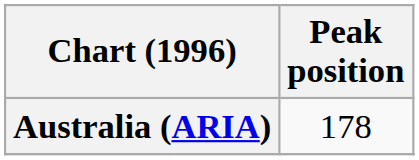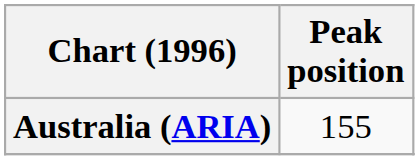(346, 125) 178 -> (346, 125) 155
